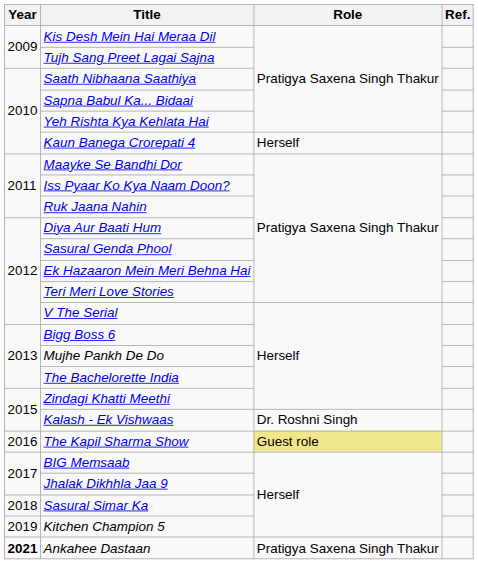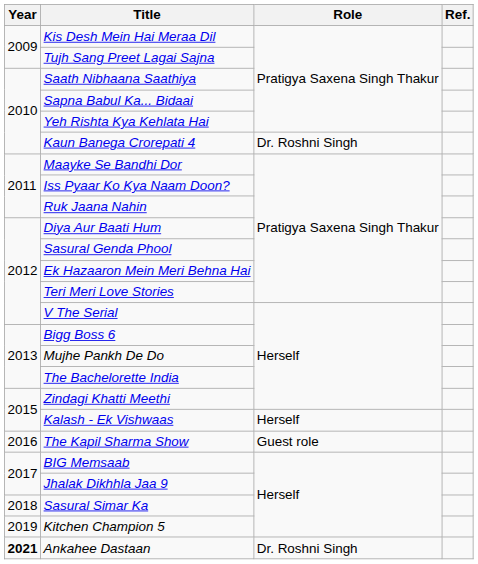(278, 143) Herself -> (307, 143) Dr. Roshni Singh
(307, 420) Dr. Roshni Singh -> (278, 420) Herself
(288, 441) khaki background -> (288, 441) no background
(348, 548) Pratigya Saxena Singh Thakur -> (307, 548) Dr. Roshni Singh
